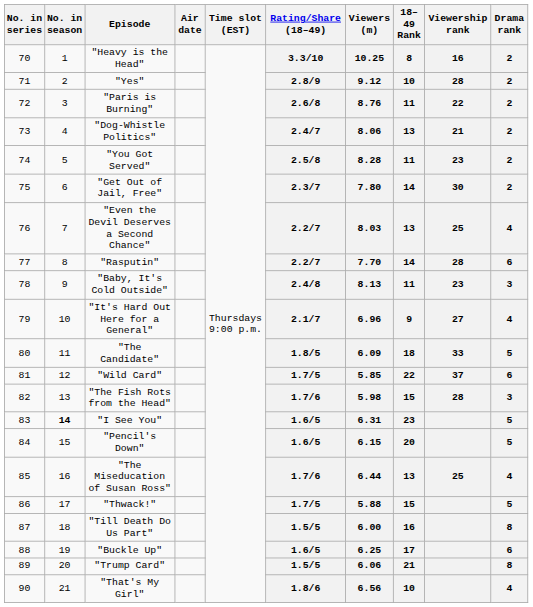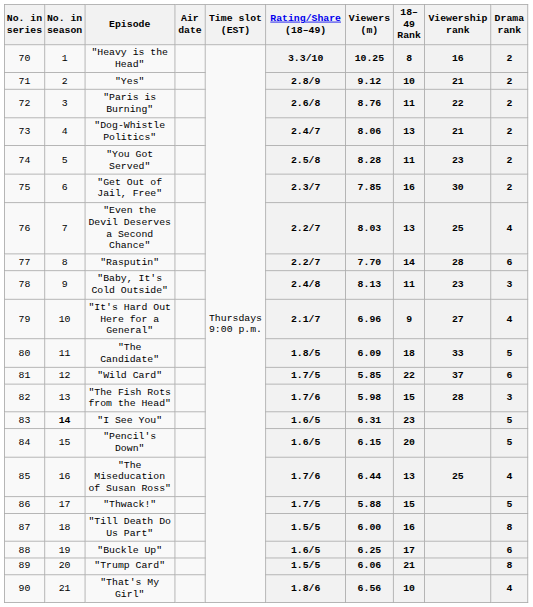(458, 81) 28 -> (458, 81) 21
(369, 188) 7.80 -> (369, 188) 7.85
(409, 188) 14 -> (409, 188) 16
